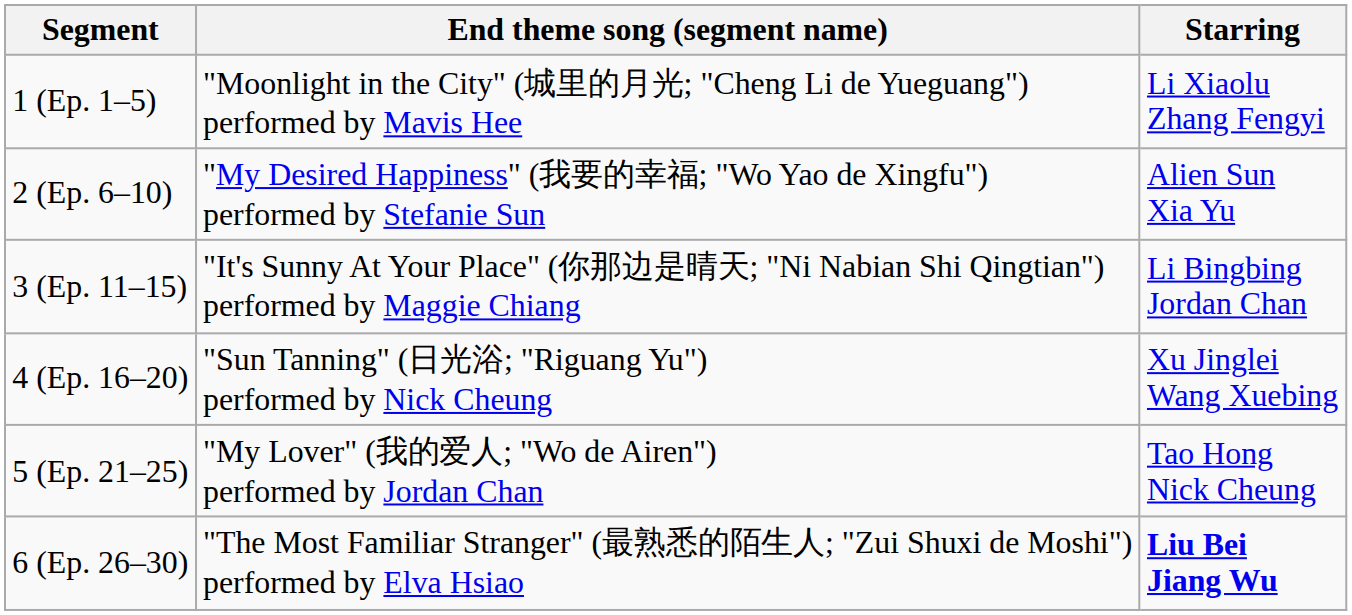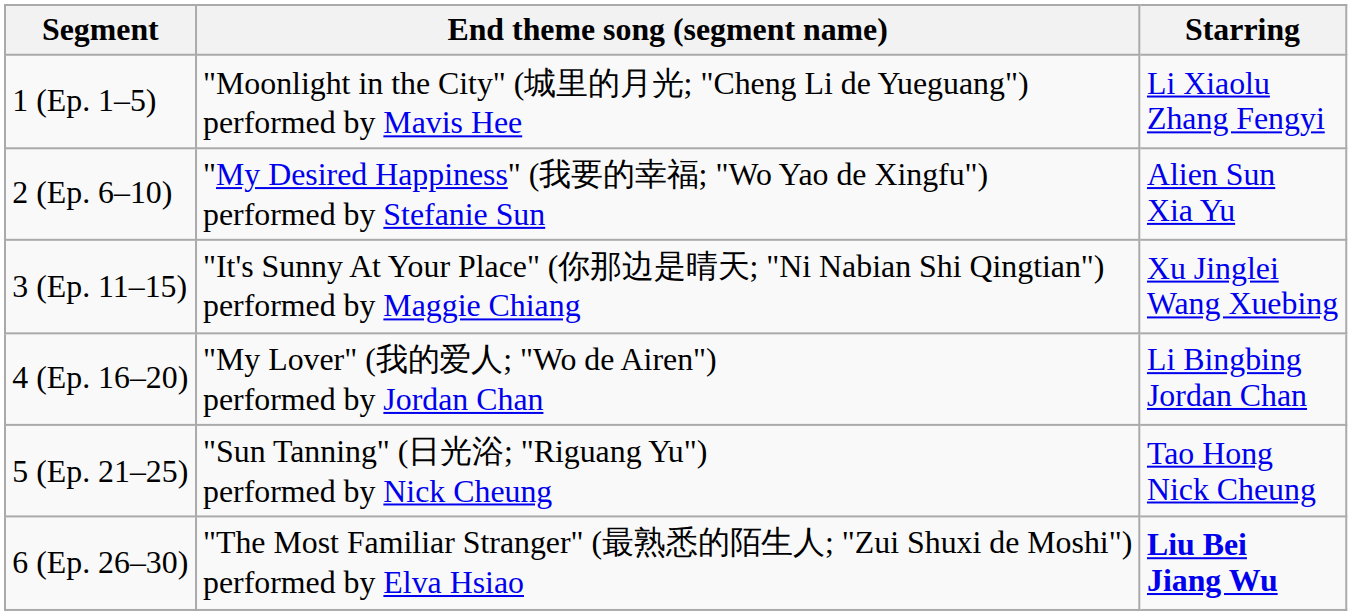(1227, 285) Li Bingbing Jordan Chan -> (1243, 285) Xu Jinglei Wang Xuebing
(455, 378) "Sun Tanning" (日光浴; "Riguang Yu") performed by Nick Cheung -> (460, 378) "My Lover" (我的爱人; "Wo de Airen") performed by Jordan Chan
(1243, 377) Xu Jinglei Wang Xuebing -> (1227, 377) Li Bingbing Jordan Chan
(460, 471) "My Lover" (我的爱人; "Wo de Airen") performed by Jordan Chan -> (455, 471) "Sun Tanning" (日光浴; "Riguang Yu") performed by Nick Cheung
